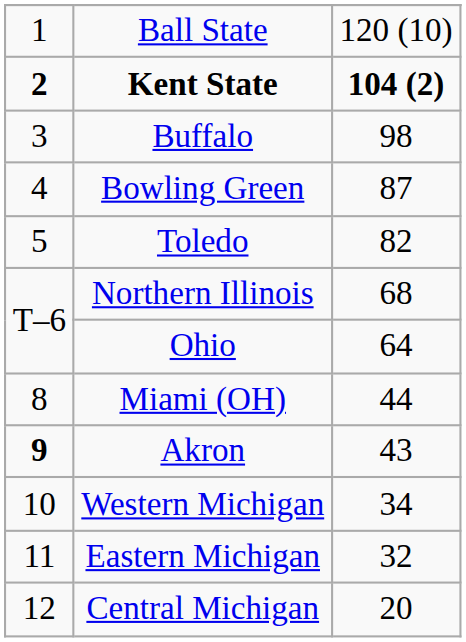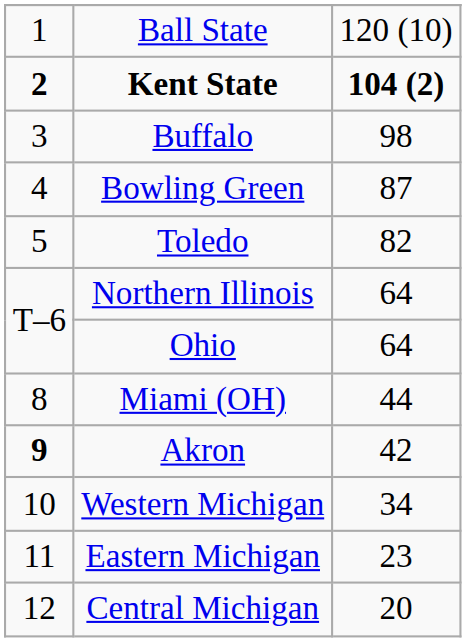(396, 293) 68 -> (396, 293) 64
(396, 450) 43 -> (396, 450) 42
(396, 556) 32 -> (396, 556) 23
